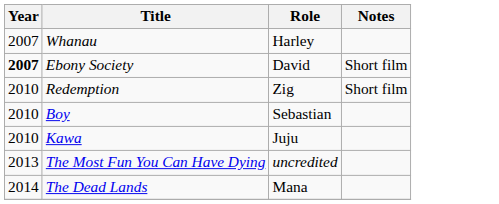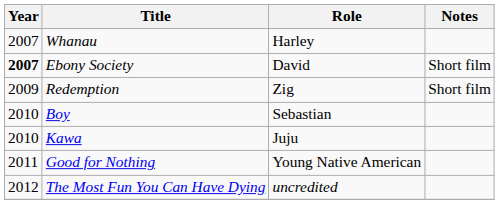(23, 89) 2010 -> (23, 89) 2009
+ row: (100, 162)
(23, 162) 2013 -> (23, 187) 2012
- row: (97, 187)
